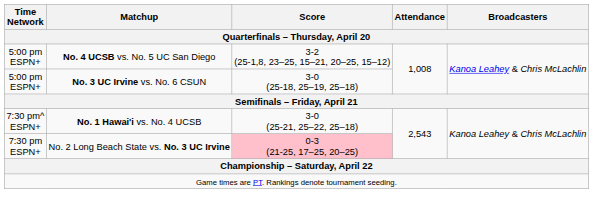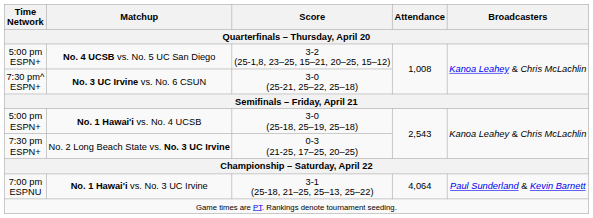(25, 82) 5:00 pm ESPN+ -> (25, 82) 7:30 pm^ ESPN+
(312, 82) 3-0 (25-18, 25–19, 25–18) -> (312, 82) 3-0 (25-21, 25–22, 25–18)
(25, 122) 7:30 pm^ ESPN+ -> (25, 122) 5:00 pm ESPN+
(312, 122) 3-0 (25-21, 25–22, 25–18) -> (312, 122) 3-0 (25-18, 25–19, 25–18)
(312, 147) pink background -> (312, 147) no background
+ row: (139, 186)
